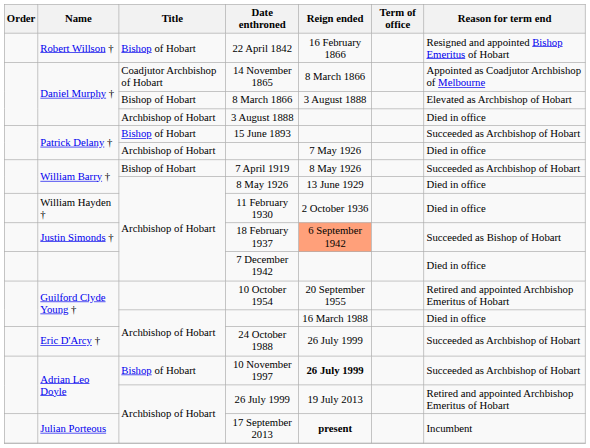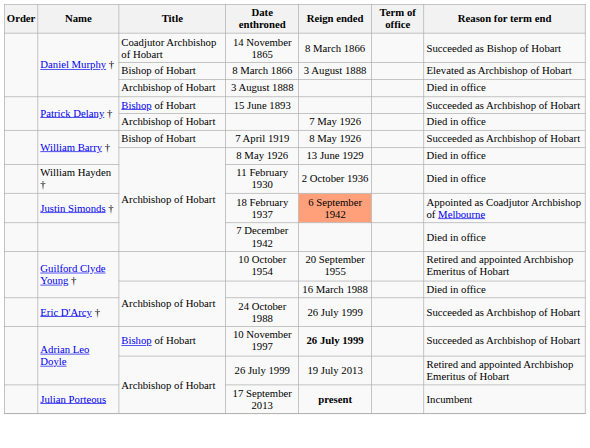- row: (77, 48)
(504, 77) Appointed as Coadjutor Archbishop of Melbourne -> (494, 48) Succeeded as Bishop of Hobart
(494, 237) Succeeded as Bishop of Hobart -> (504, 208) Appointed as Coadjutor Archbishop of Melbourne
